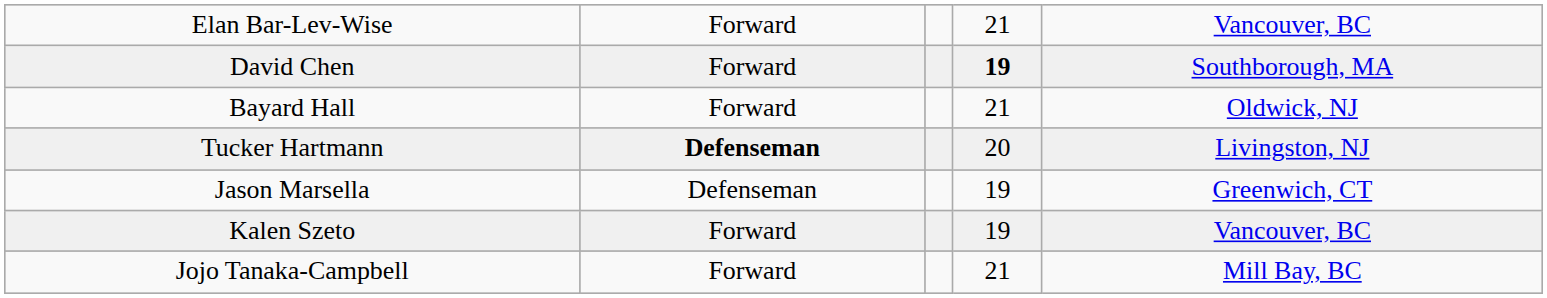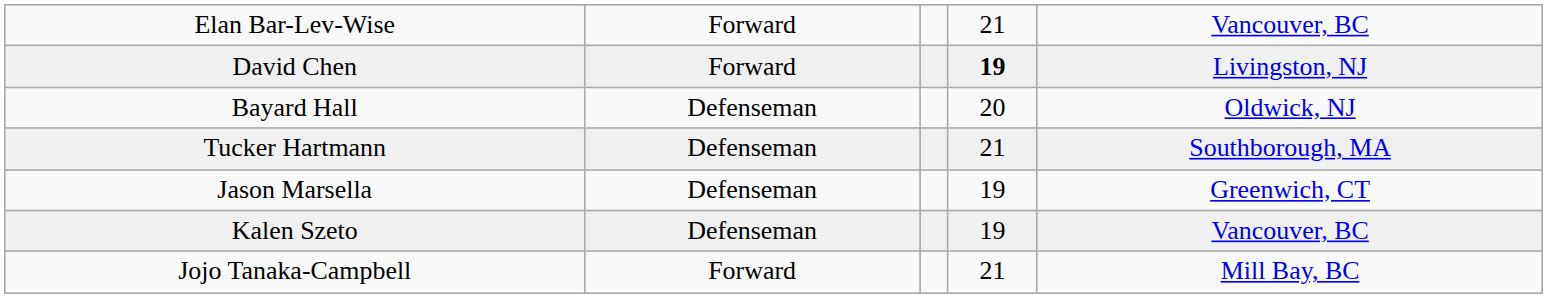(1292, 66) Southborough, MA -> (1290, 66) Livingston, NJ
(752, 107) Forward -> (752, 107) Defenseman
(997, 107) 21 -> (993, 107) 20
(752, 148) bold -> (752, 148) normal
(997, 148) 20 -> (993, 148) 21
(1292, 148) Livingston, NJ -> (1290, 148) Southborough, MA
(752, 230) Forward -> (752, 230) Defenseman
